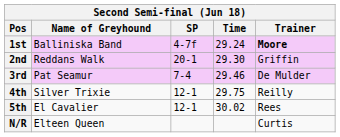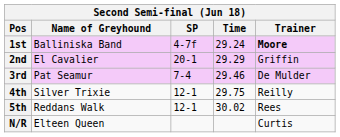(69, 60) Reddans Walk -> (66, 60) El Cavalier
(230, 60) 29.30 -> (230, 60) 29.29
(66, 108) El Cavalier -> (69, 108) Reddans Walk
